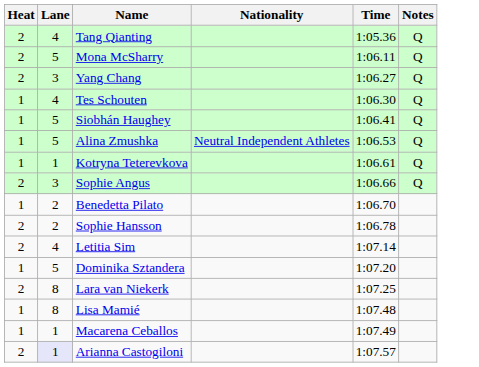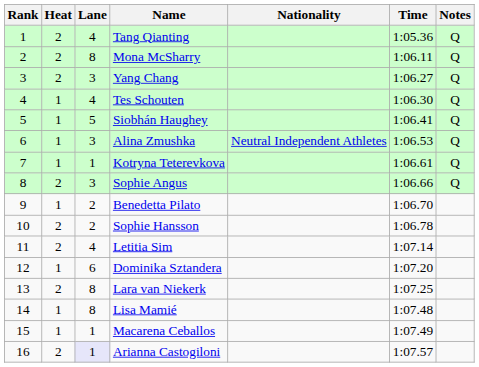+ column: (23, 15)
(55, 57) 5 -> (92, 57) 8
(55, 141) 5 -> (92, 141) 3
(55, 267) 5 -> (92, 267) 6
